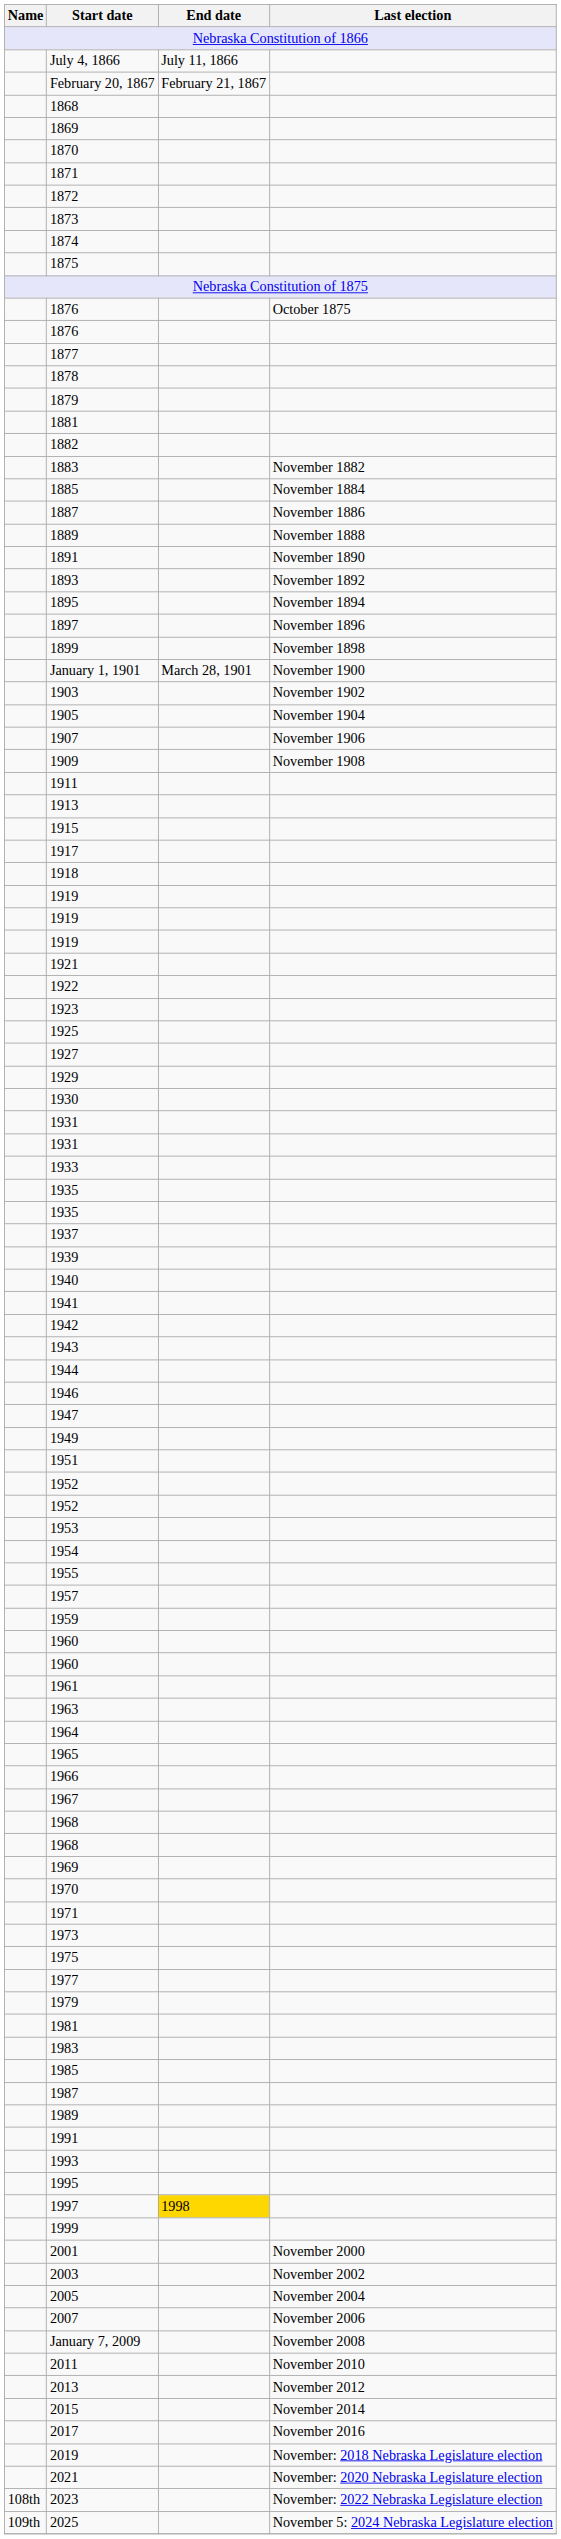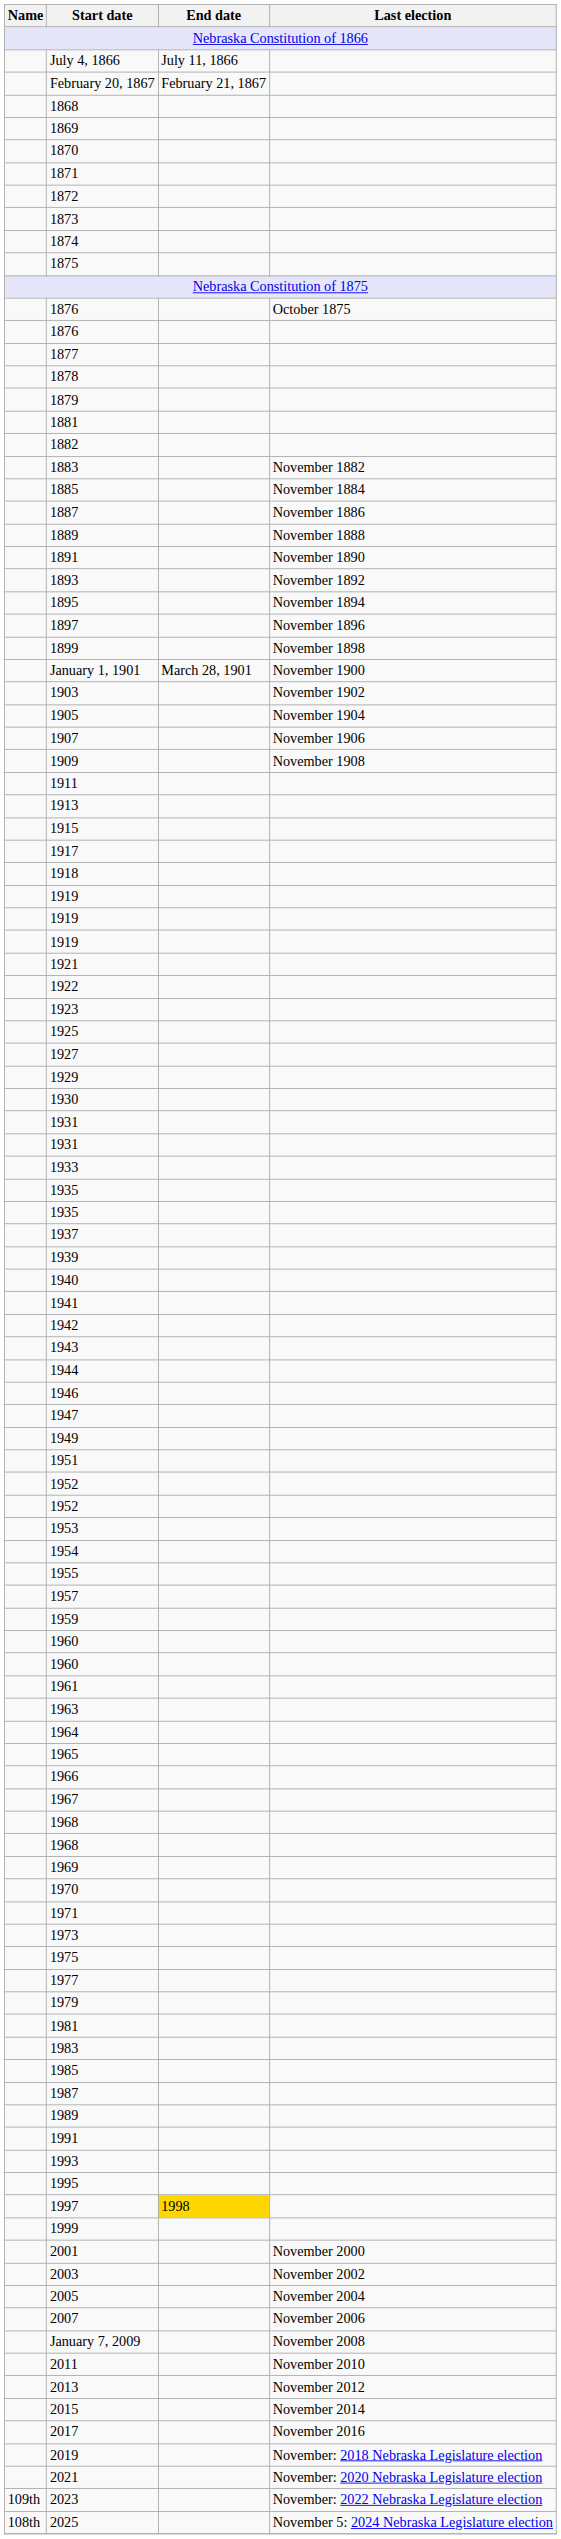(24, 2500) 108th -> (24, 2500) 109th
(24, 2522) 109th -> (24, 2522) 108th
